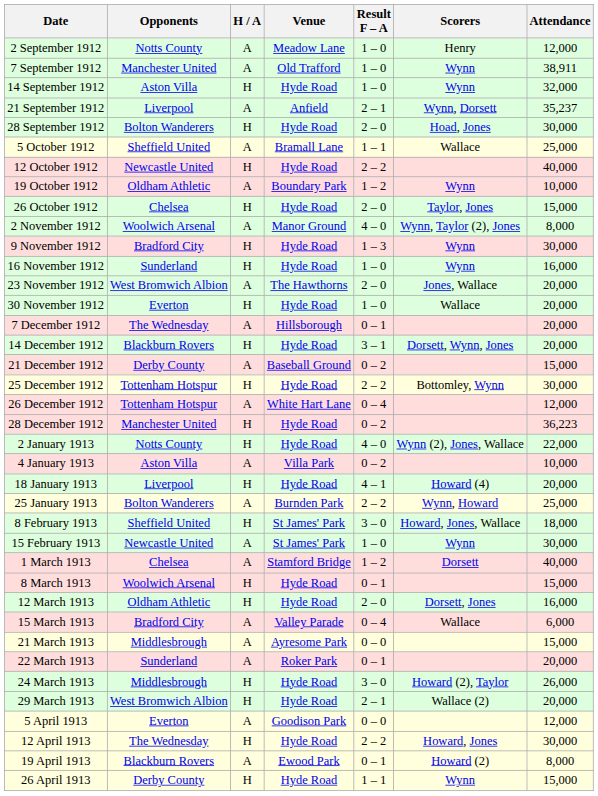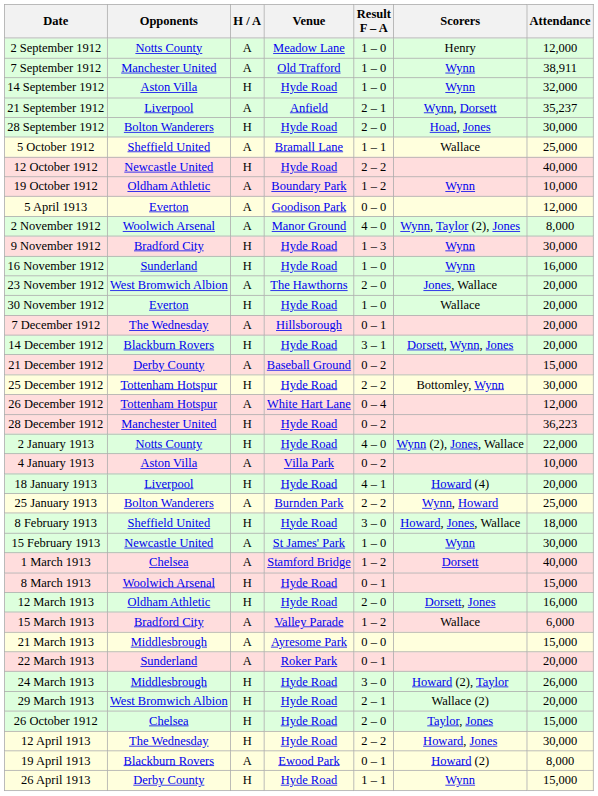rows swapped: (56, 206) <-> (56, 721)
(309, 523) St James' Park -> (309, 523) Hyde Road
(374, 622) 0 – 4 -> (374, 622) 1 – 2
